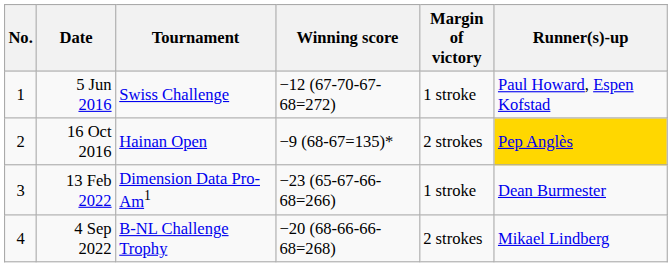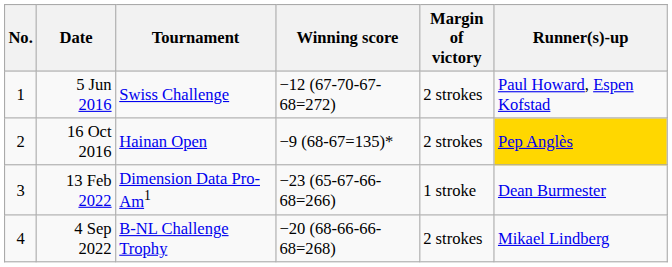(450, 94) 1 stroke -> (453, 94) 2 strokes
